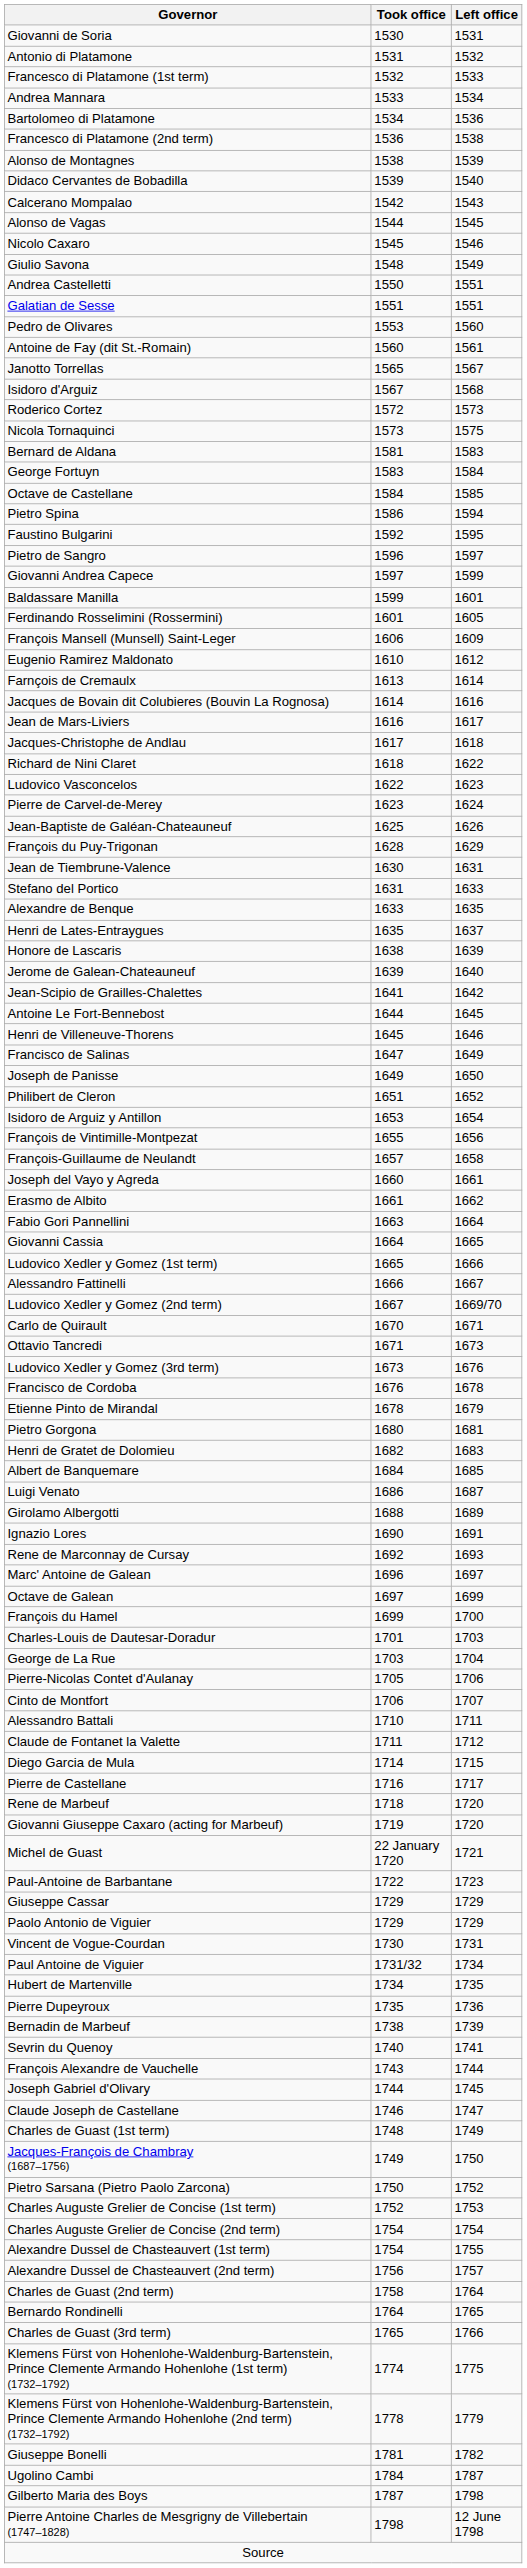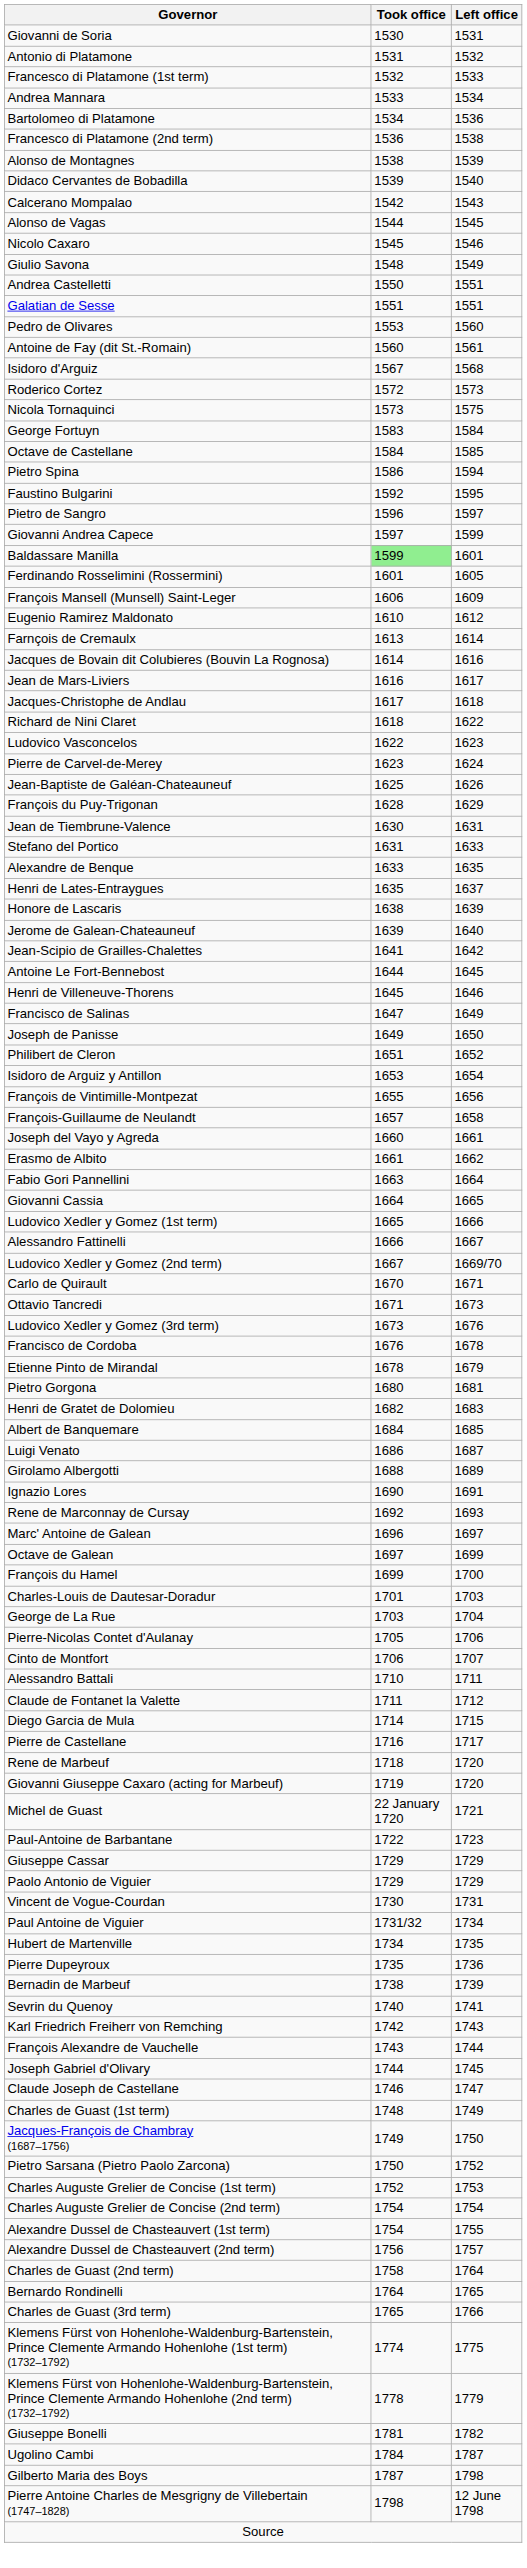- row: (55, 368)
- row: (62, 451)
(389, 597) no background -> (389, 555) lightgreen background
+ row: (115, 2027)
